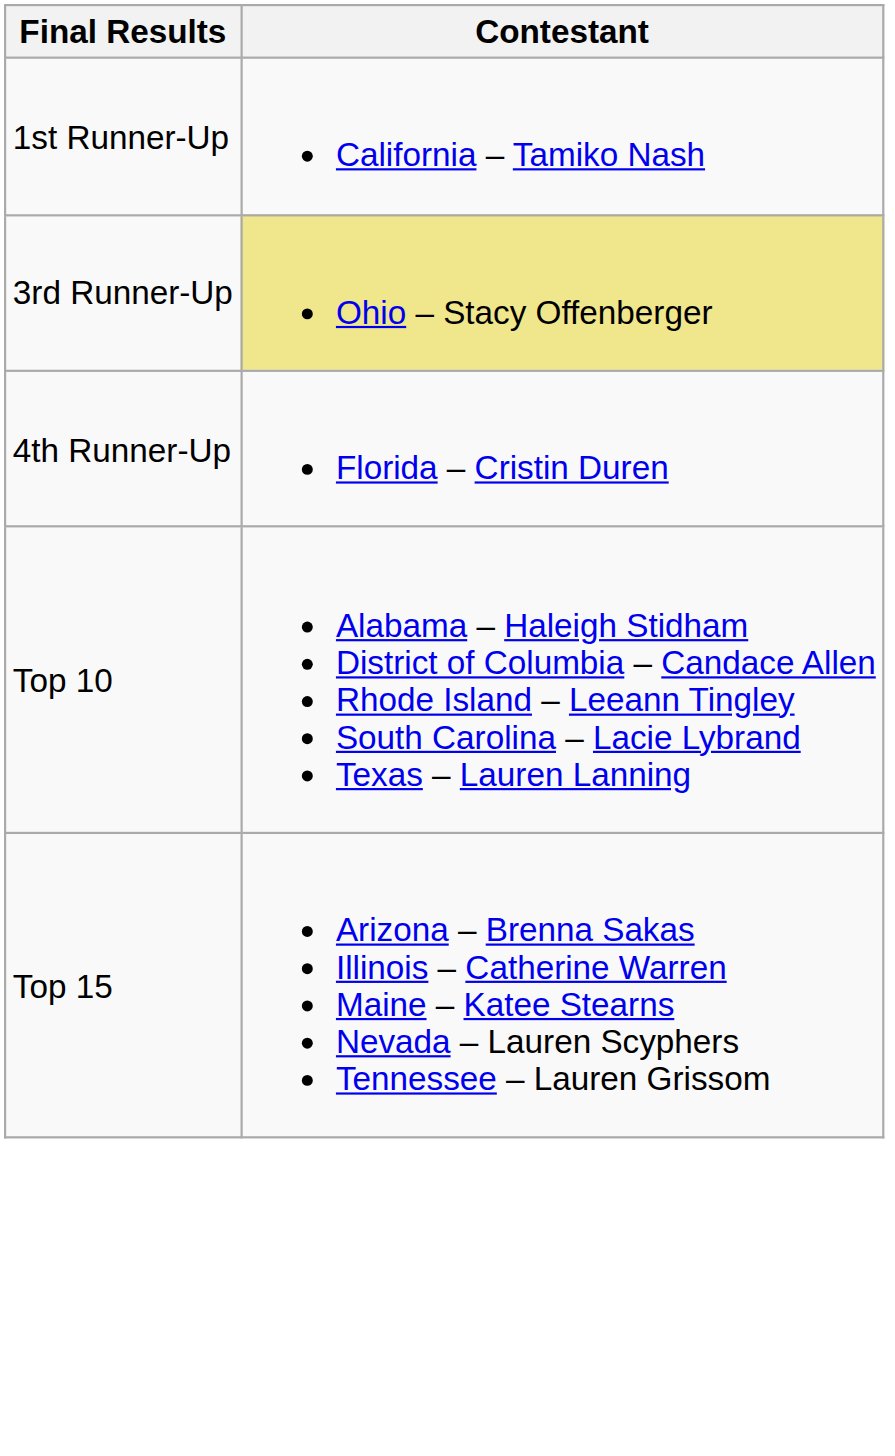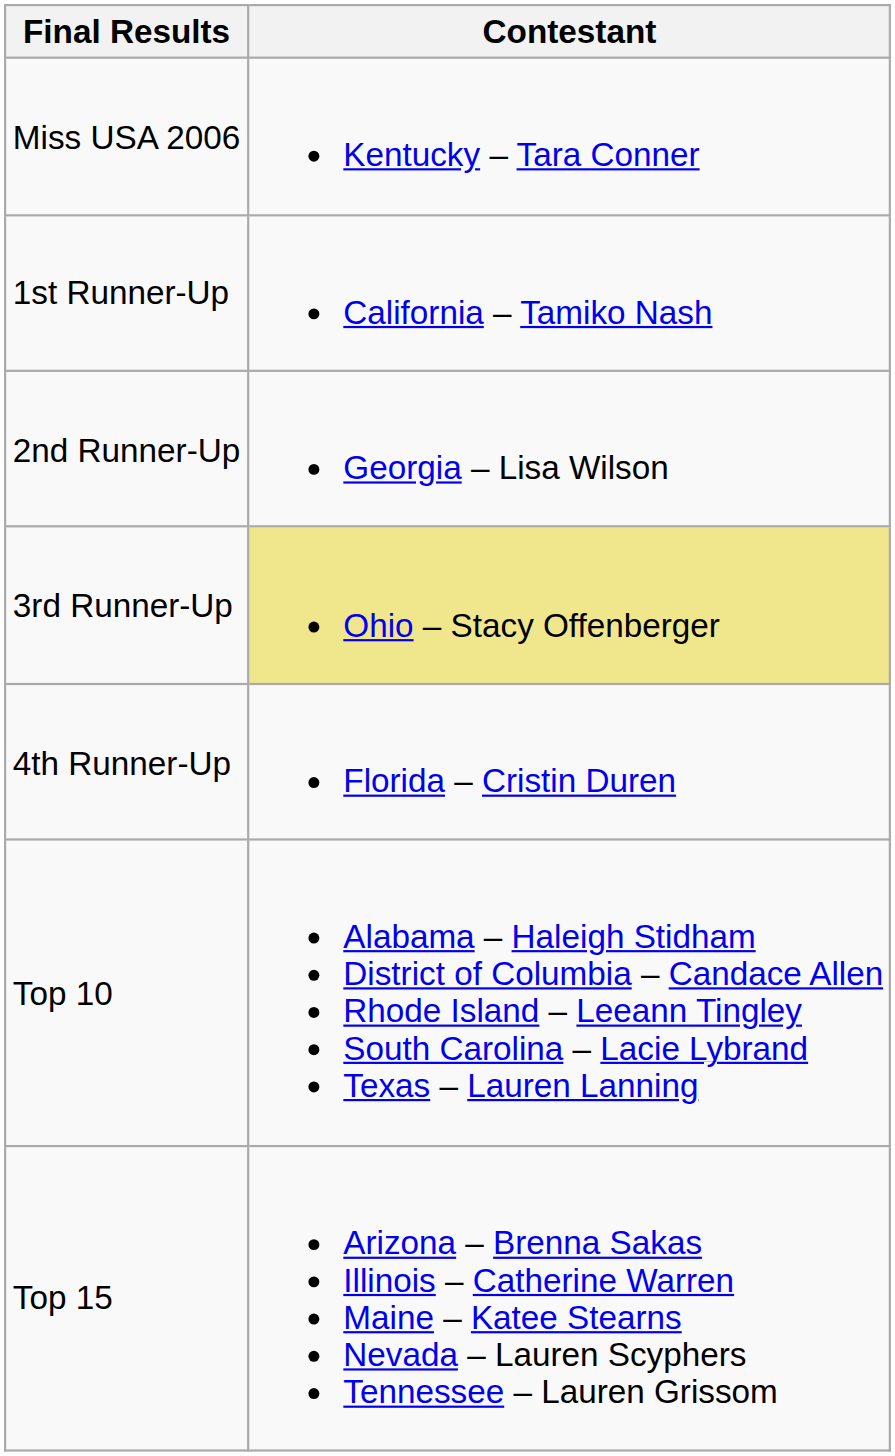+ row: (127, 136)
+ row: (127, 449)
